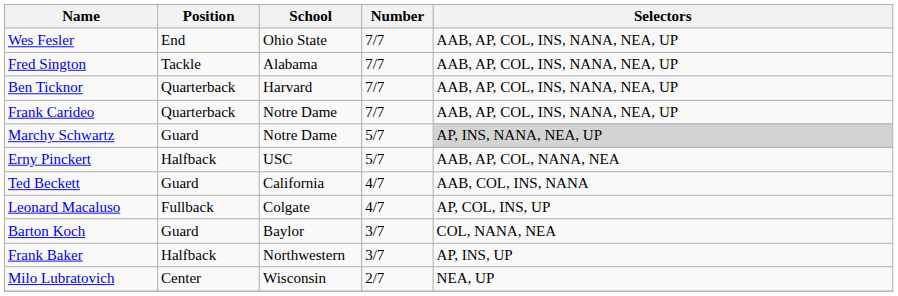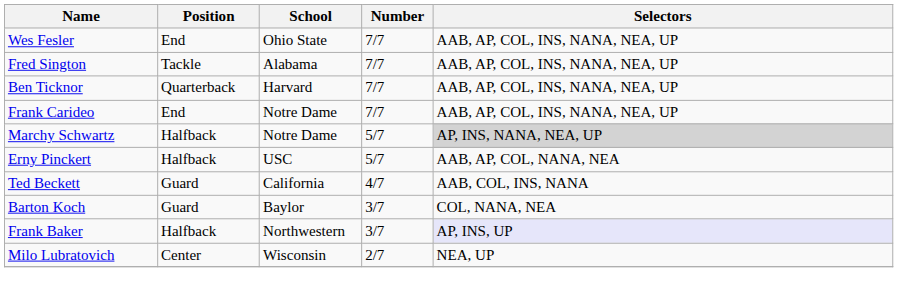(198, 111) Quarterback -> (173, 111) End
(180, 135) Guard -> (189, 135) Halfback
- row: (64, 207)
(475, 254) no background -> (475, 231) lavender background
